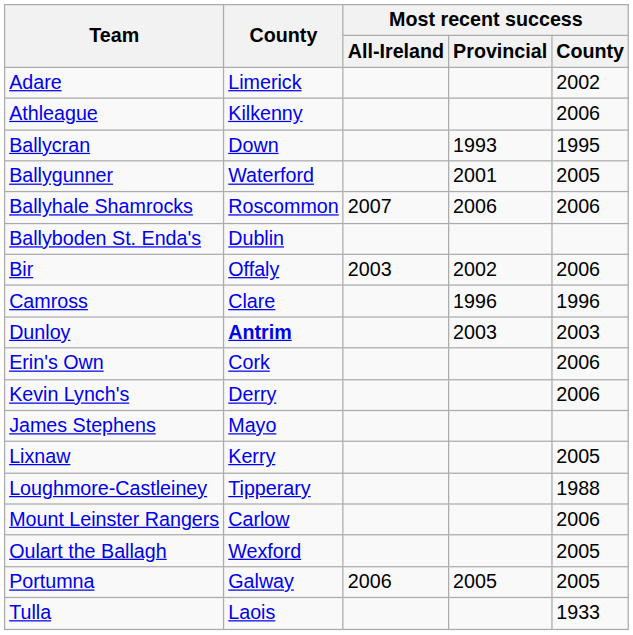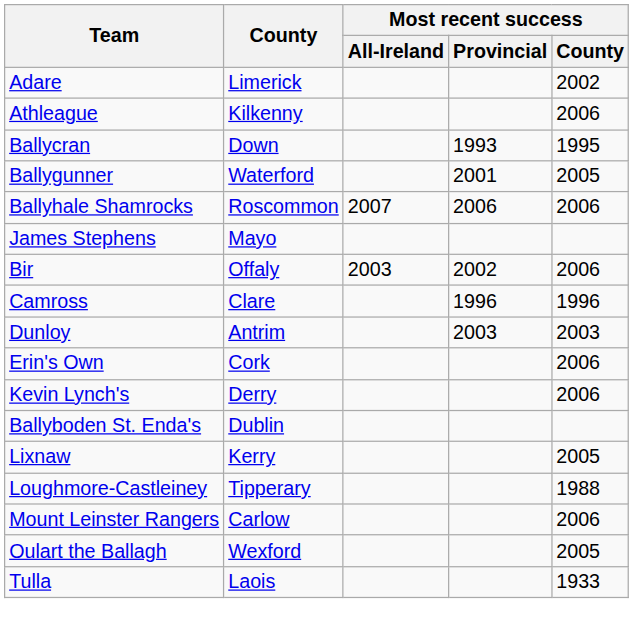rows swapped: (105, 238) <-> (82, 425)
(260, 332) bold -> (257, 332) normal
- row: (52, 581)
